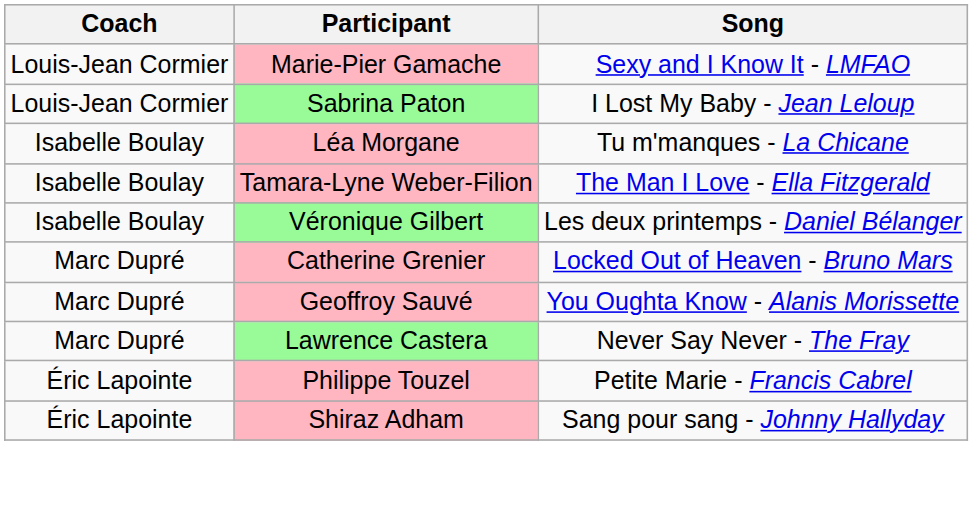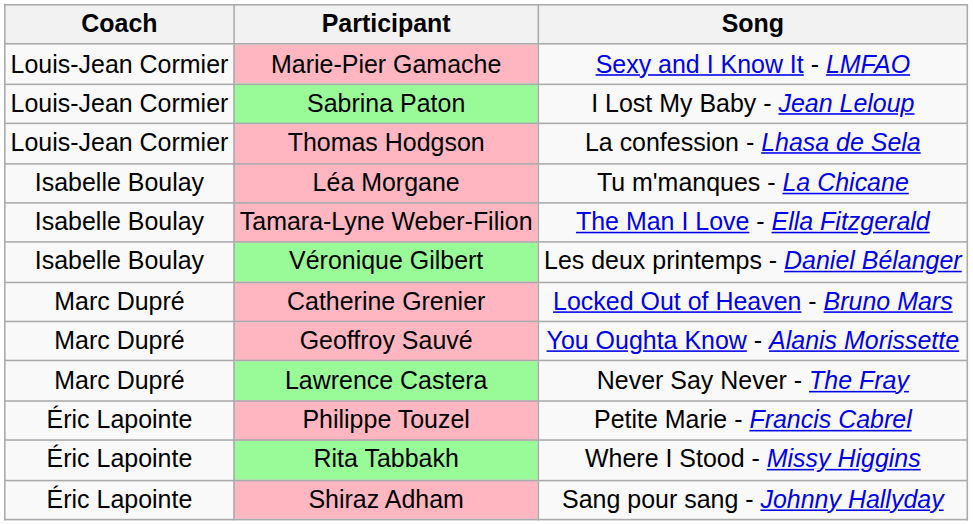+ row: (386, 143)
+ row: (386, 459)
